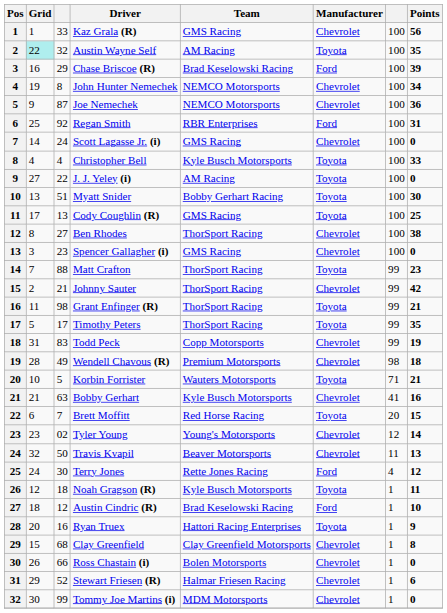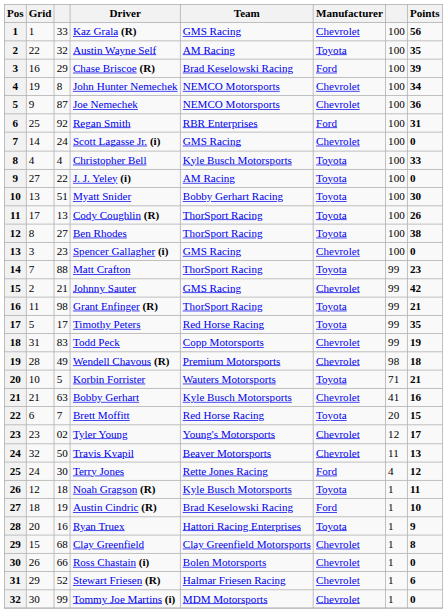(34, 50) paleturquoise background -> (34, 50) no background
(212, 215) GMS Racing -> (223, 215) ThorSport Racing
(415, 215) 25 -> (415, 215) 26
(338, 233) Chevrolet -> (331, 233) Toyota
(223, 288) ThorSport Racing -> (212, 288) GMS Racing
(223, 324) ThorSport Racing -> (223, 324) Red Horse Racing
(415, 434) 14 -> (415, 434) 17
(62, 507) 12 -> (62, 507) 19
